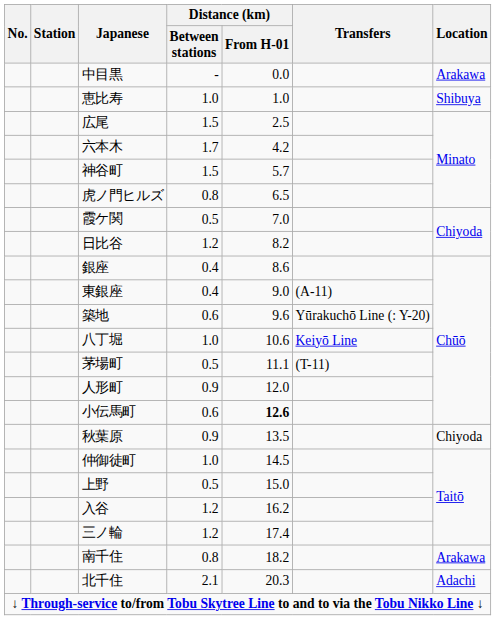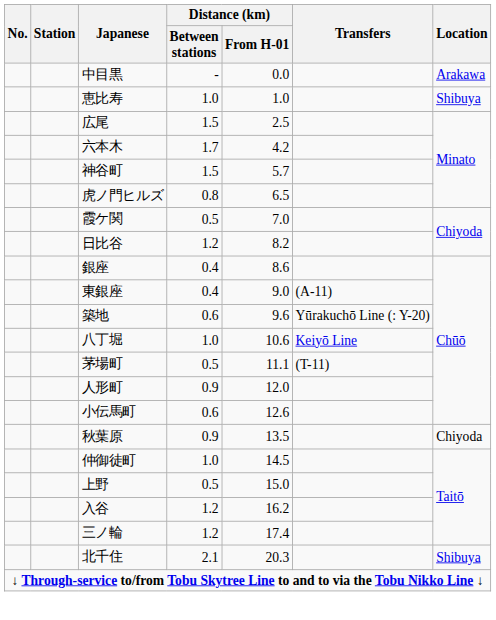(277, 412) bold -> (277, 412) normal
- row: (102, 556)
(456, 581) Adachi -> (458, 557) Shibuya
